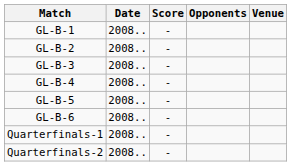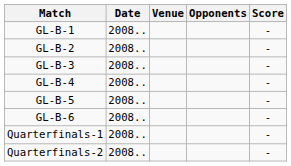columns swapped: (268, 13) <-> (168, 13)
